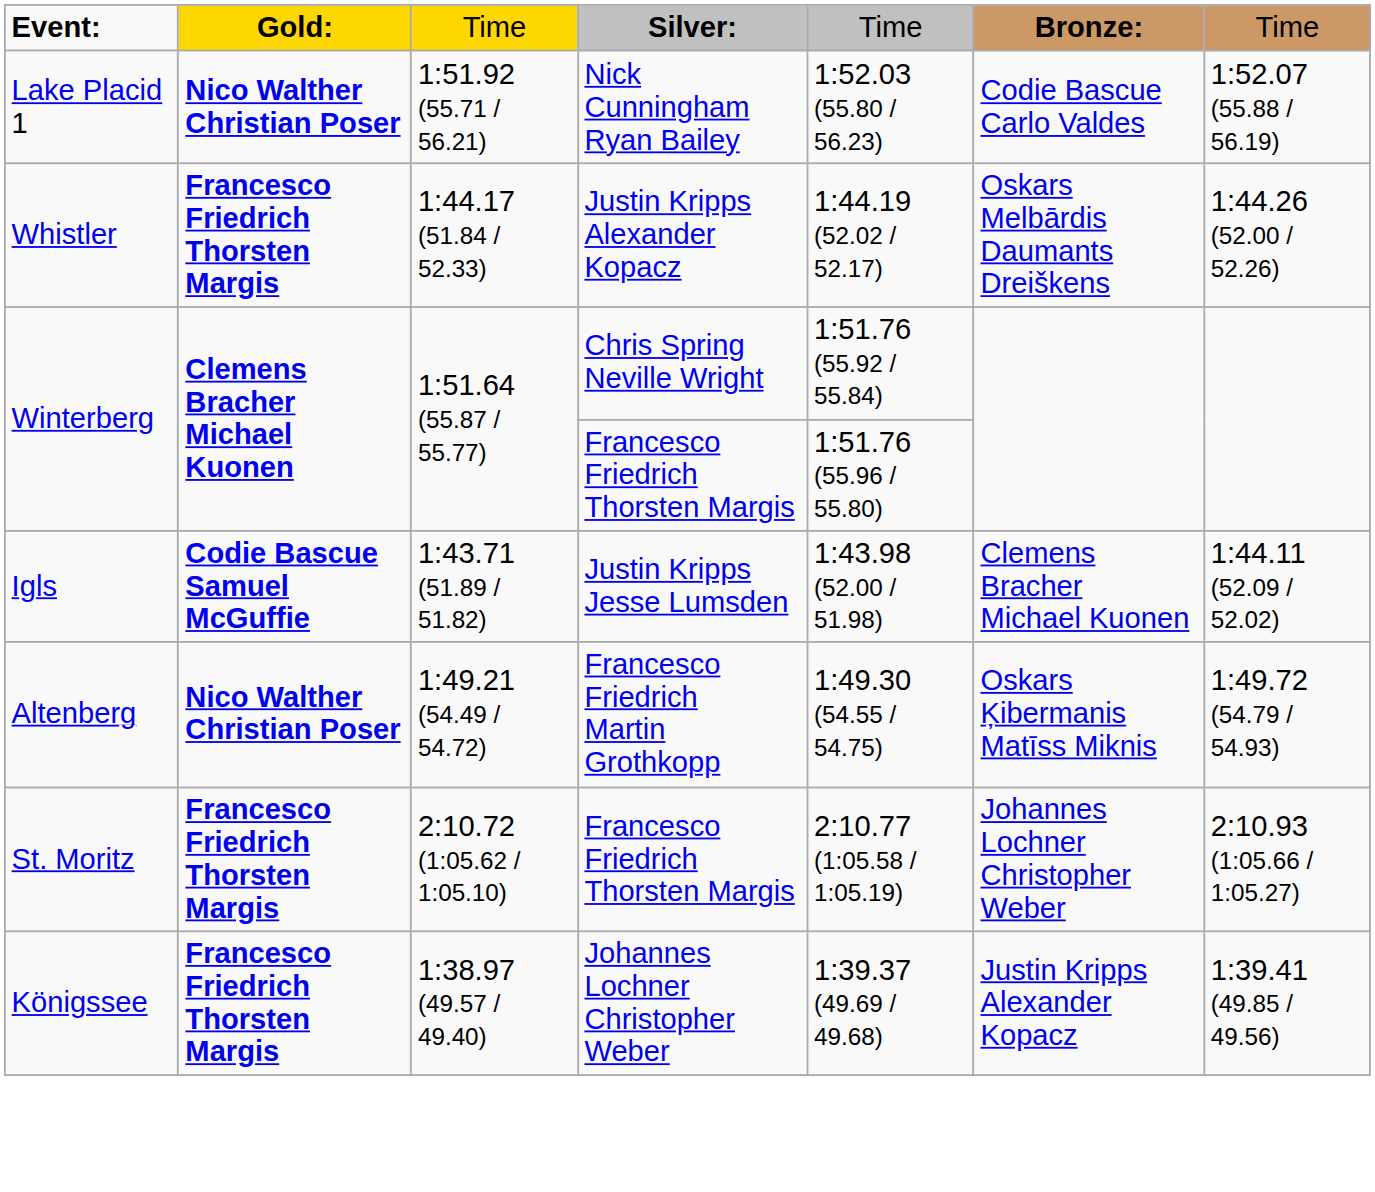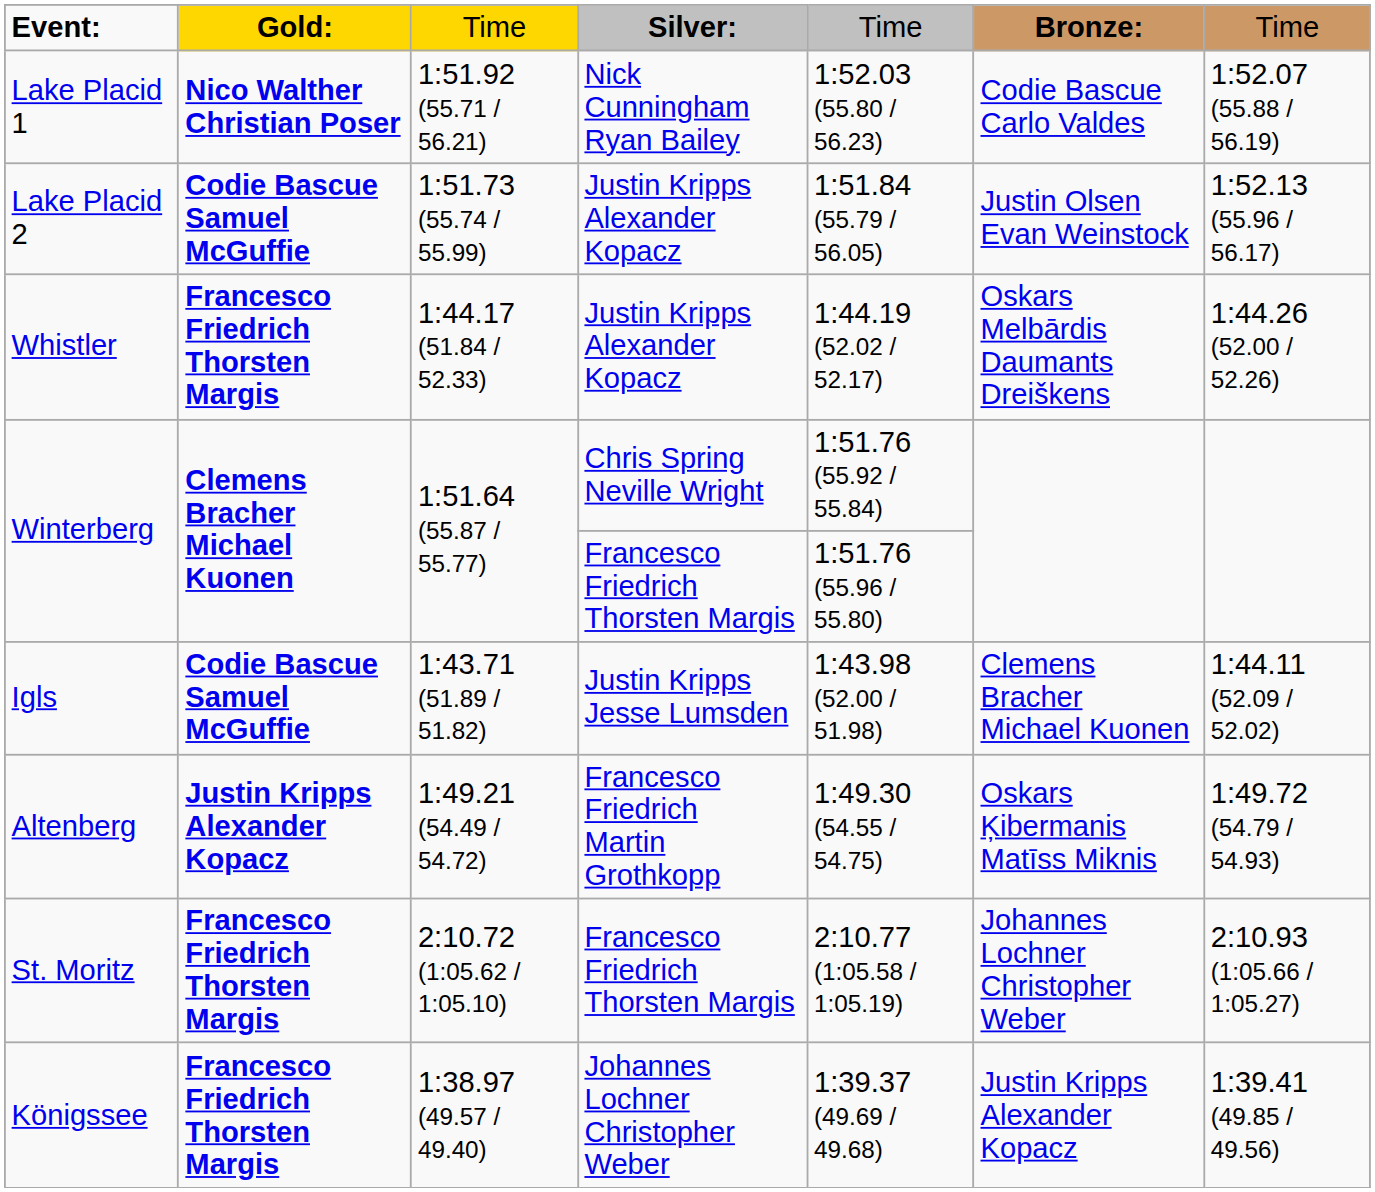+ row: (87, 218)
(293, 714) Nico Walther Christian Poser -> (278, 825) Justin Kripps Alexander Kopacz
